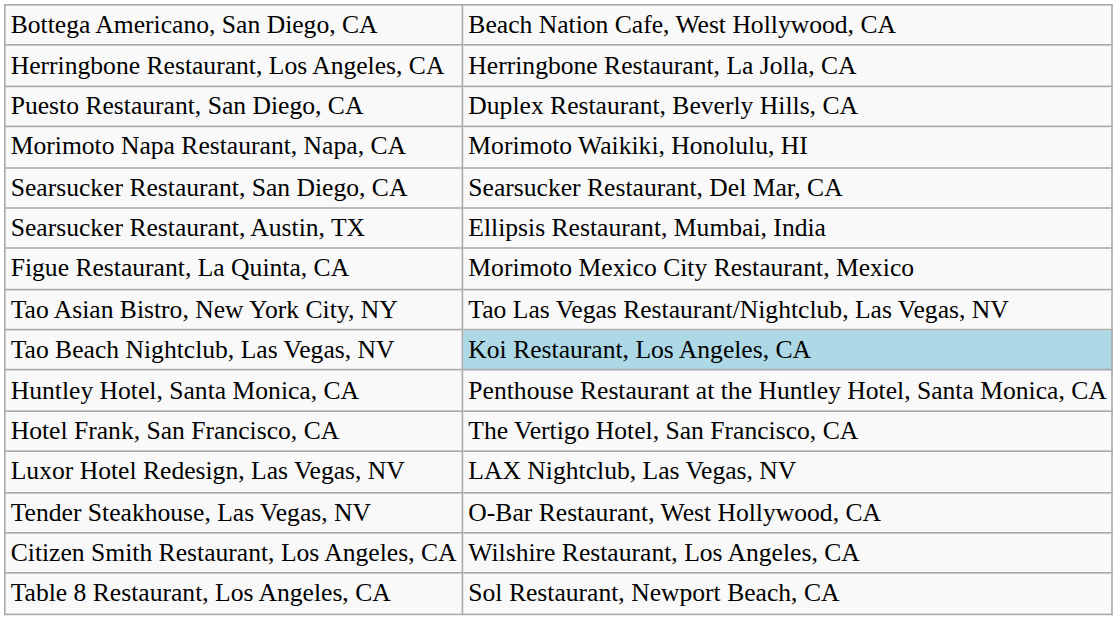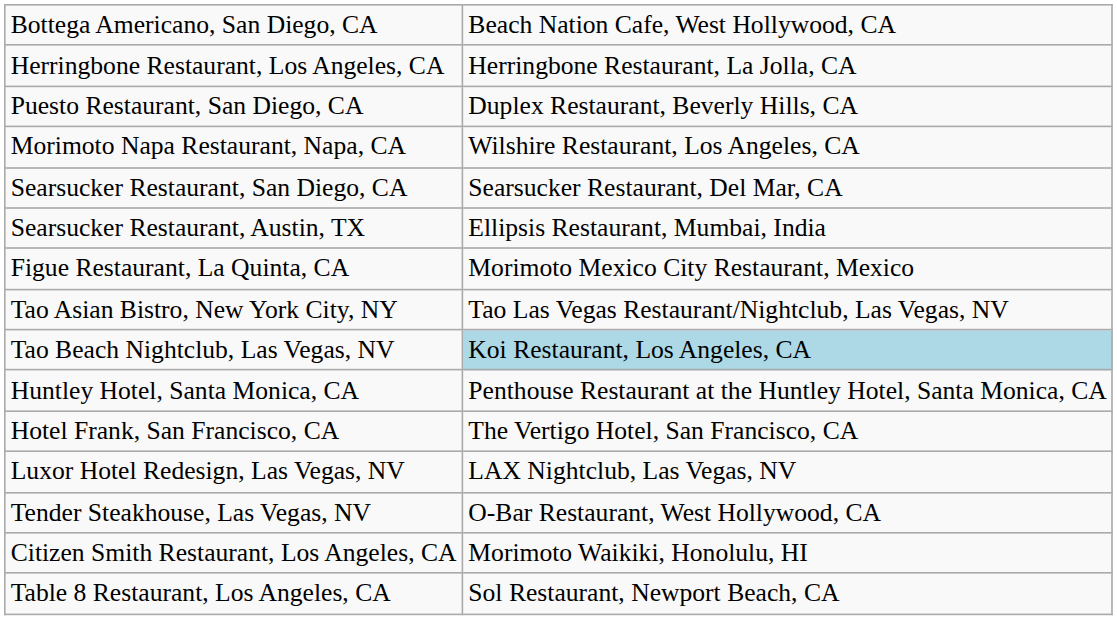(638, 146) Morimoto Waikiki, Honolulu, HI -> (664, 146) Wilshire Restaurant, Los Angeles, CA
(664, 552) Wilshire Restaurant, Los Angeles, CA -> (638, 552) Morimoto Waikiki, Honolulu, HI
